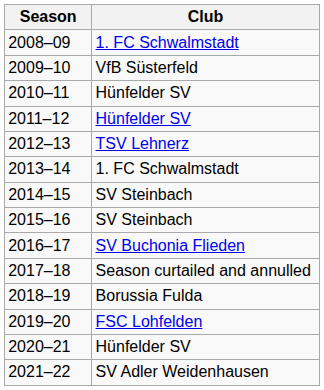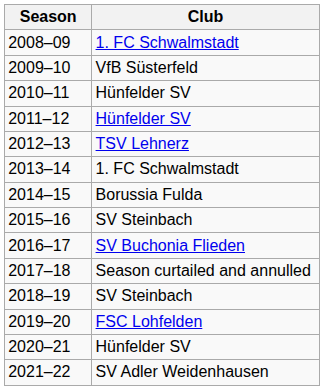(144, 194) SV Steinbach -> (149, 194) Borussia Fulda
(149, 296) Borussia Fulda -> (144, 296) SV Steinbach
